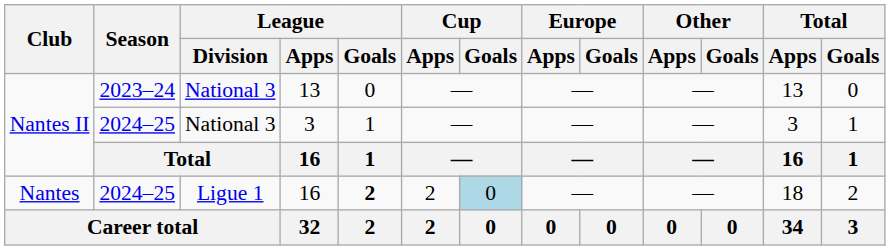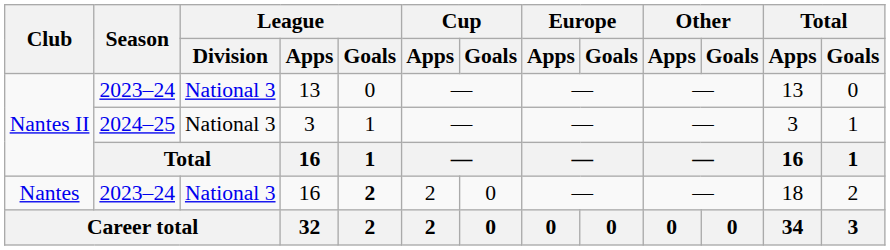(137, 192) 2024–25 -> (137, 192) 2023–24
(230, 192) Ligue 1 -> (230, 192) National 3
(491, 192) lightblue background -> (491, 192) no background
